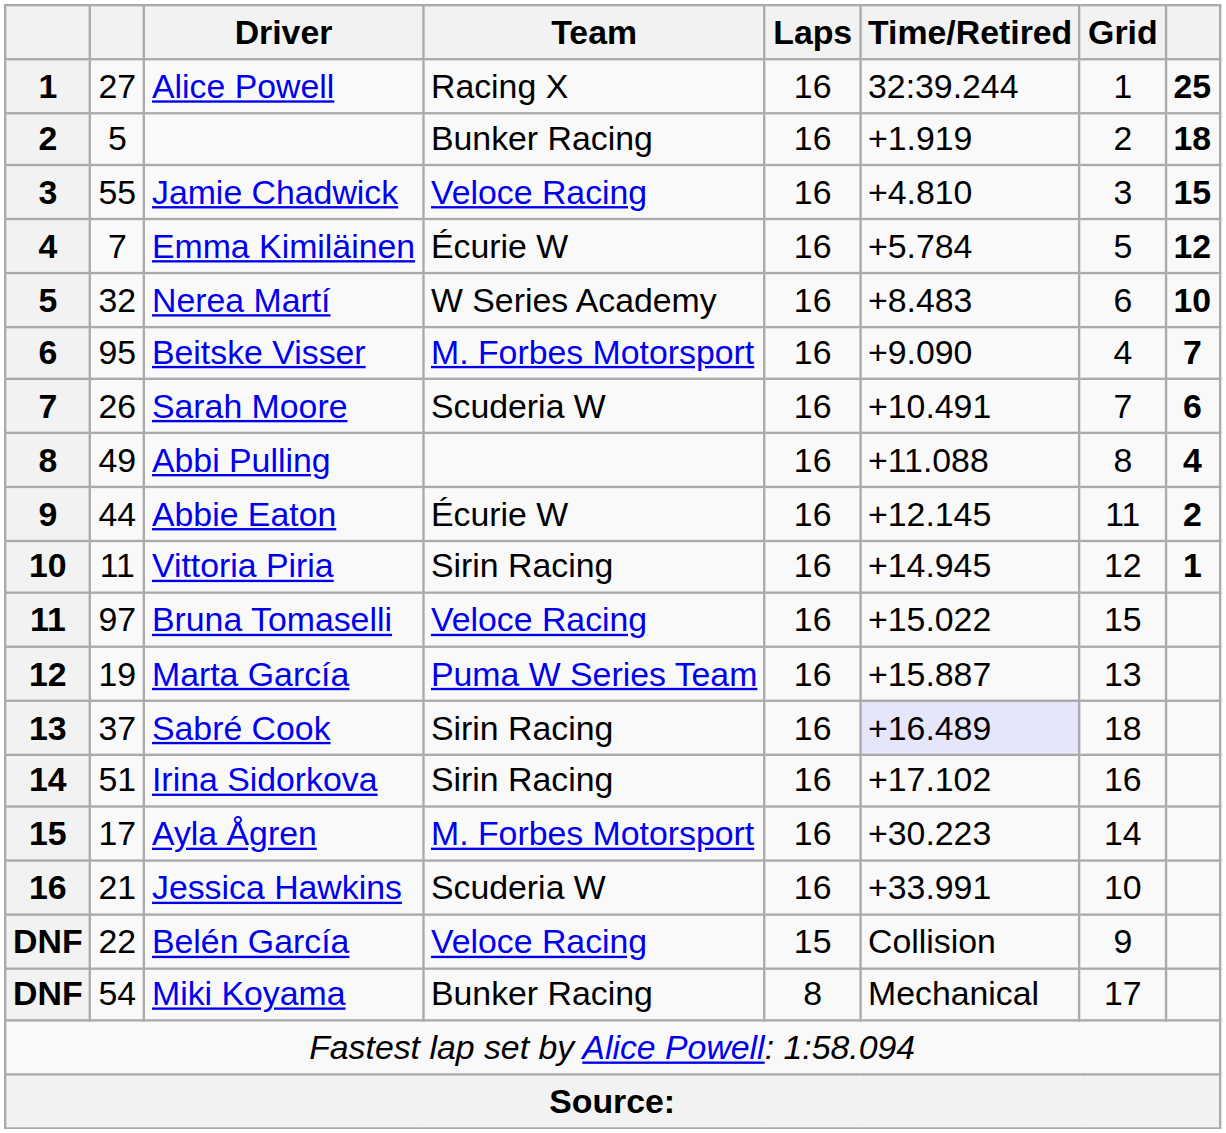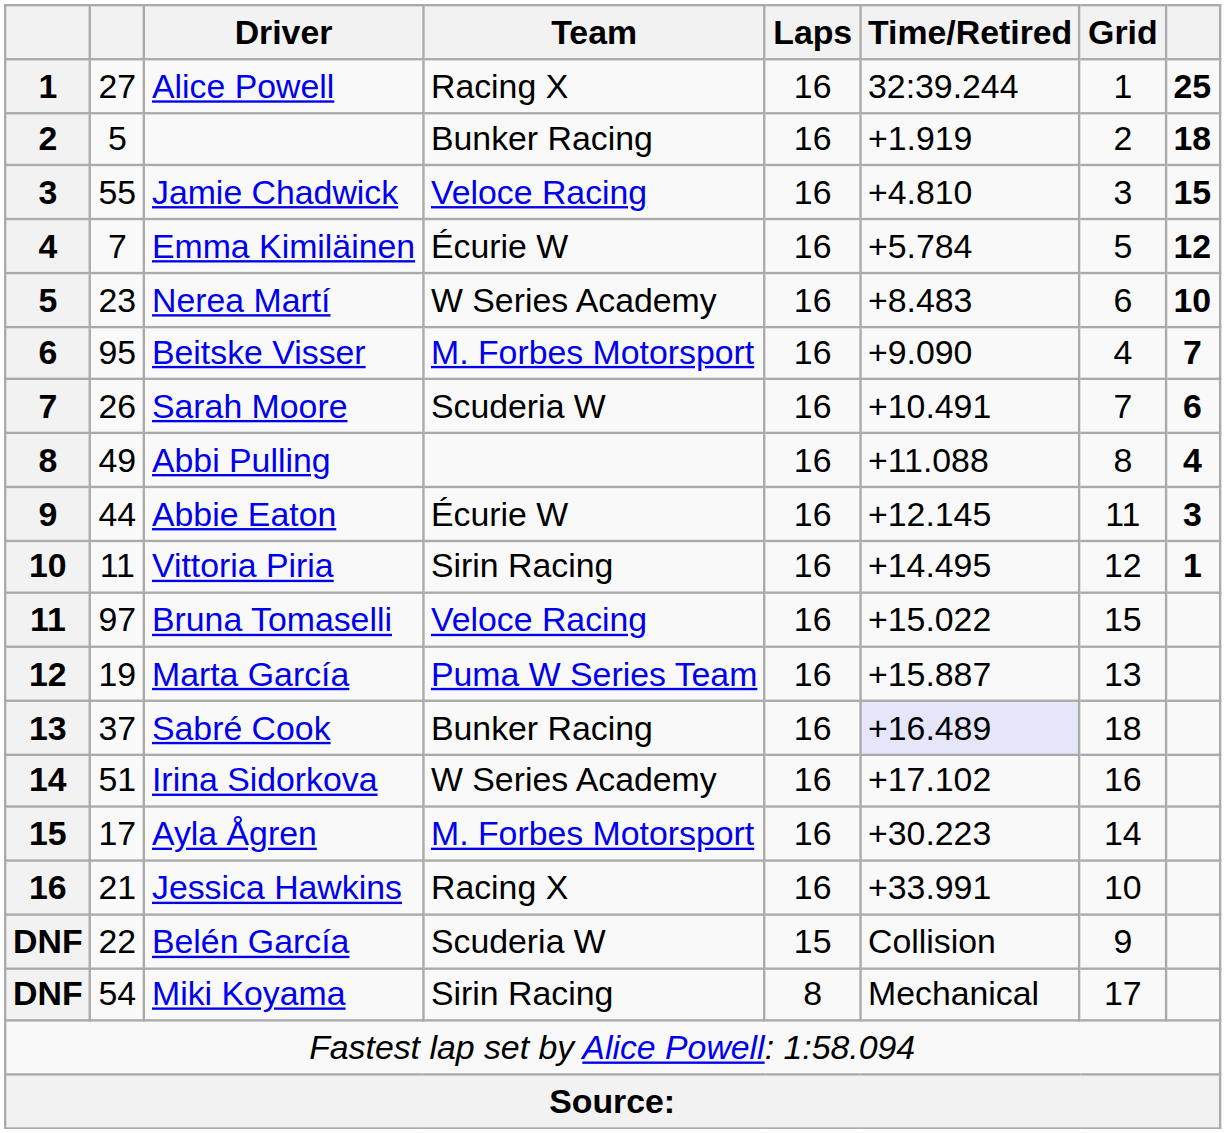(117, 300) 32 -> (117, 300) 23
(1192, 513) 2 -> (1192, 513) 3
(930, 567) +14.945 -> (930, 567) +14.495
(522, 727) Sirin Racing -> (542, 727) Bunker Racing
(522, 781) Sirin Racing -> (574, 781) W Series Academy
(518, 888) Scuderia W -> (500, 888) Racing X
(539, 941) Veloce Racing -> (518, 941) Scuderia W
(542, 995) Bunker Racing -> (522, 995) Sirin Racing
